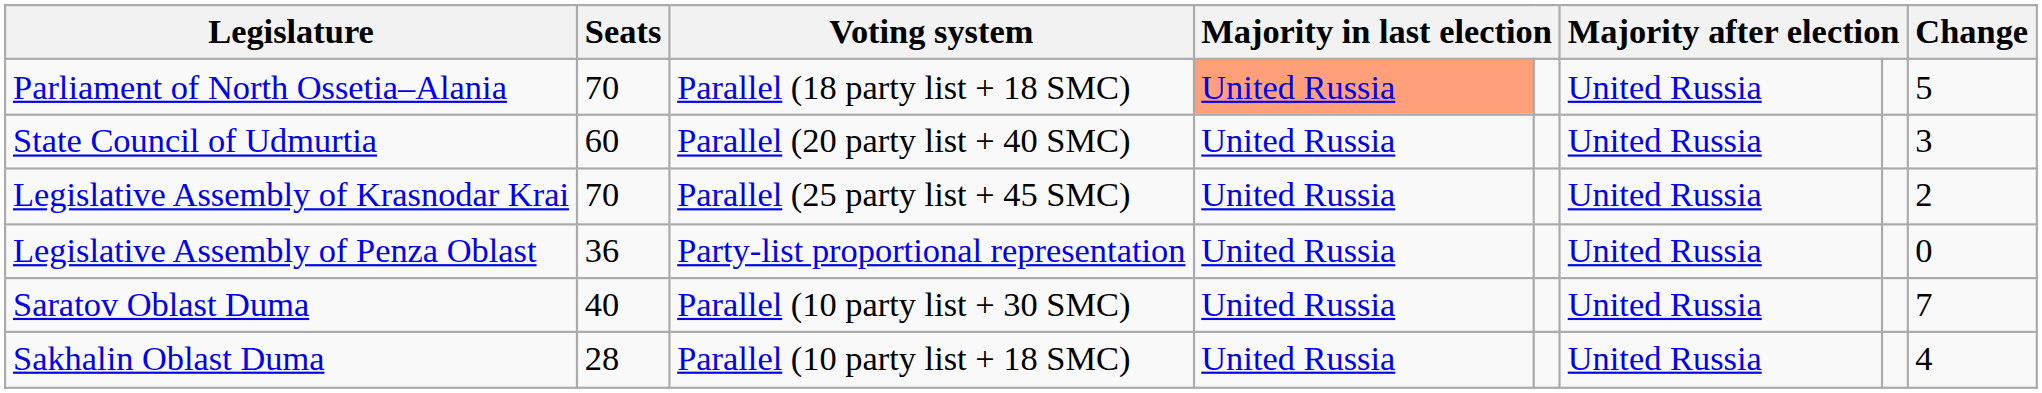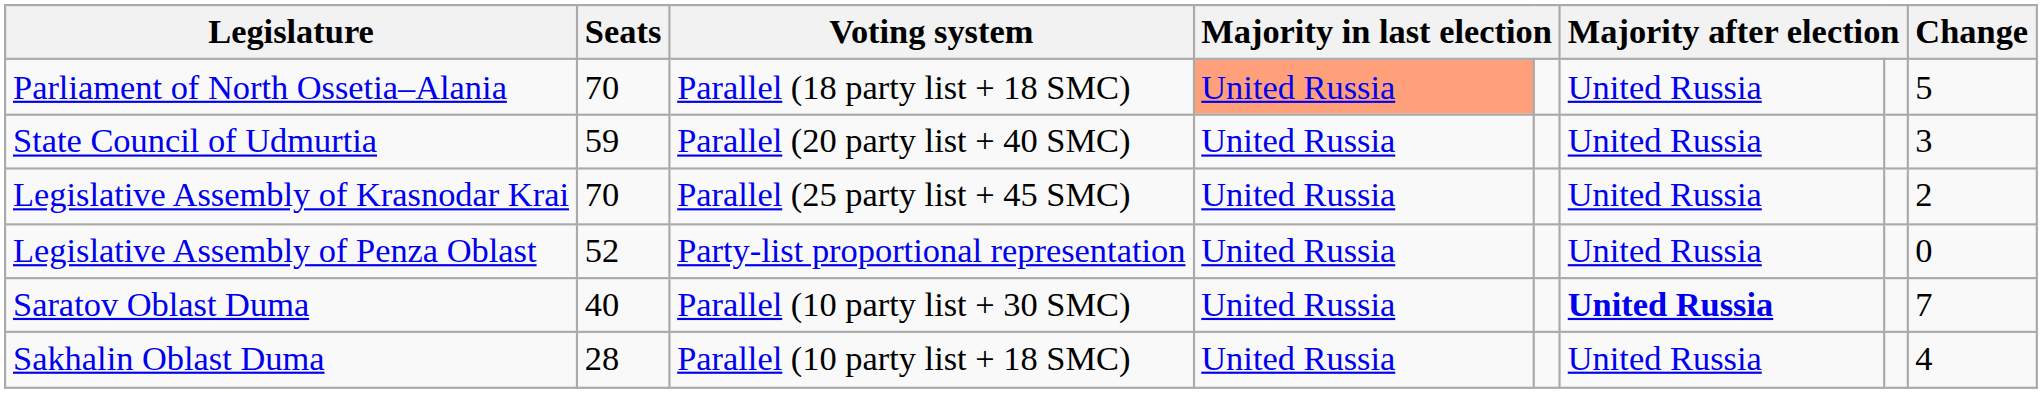(602, 140) 60 -> (602, 140) 59
(602, 250) 36 -> (602, 250) 52
(1665, 304) normal -> (1671, 304) bold
